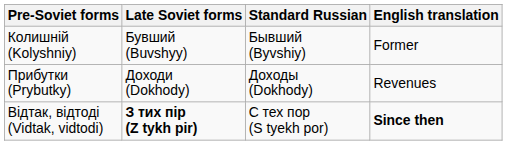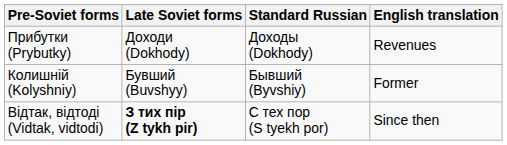rows swapped: (42, 45) <-> (39, 83)
(409, 120) bold -> (406, 120) normal
